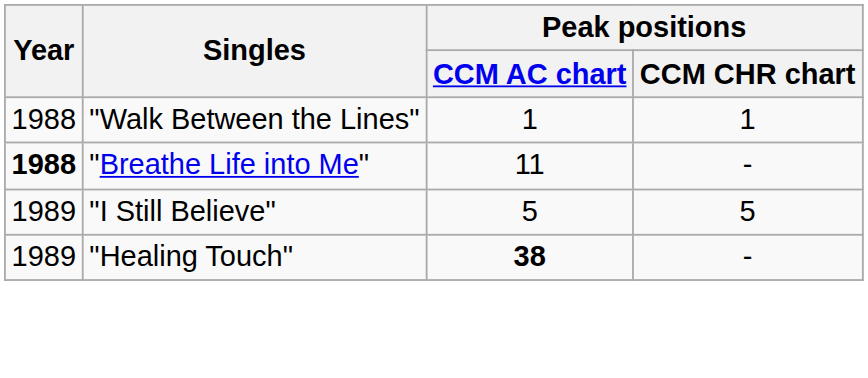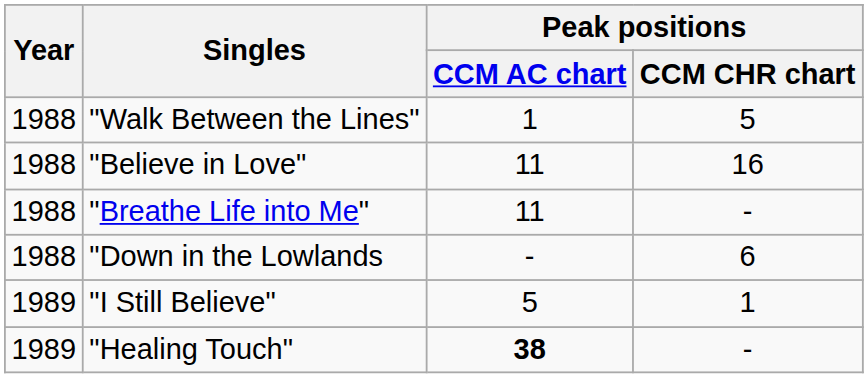(748, 119) 1 -> (748, 119) 5
+ row: (198, 165)
(44, 165) bold -> (44, 211) normal
+ row: (236, 257)
(748, 211) 5 -> (748, 303) 1
